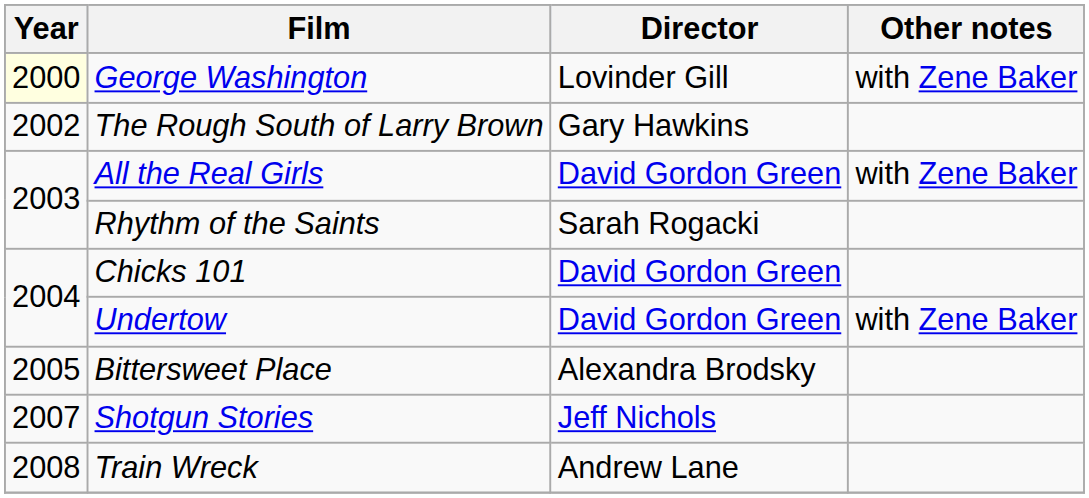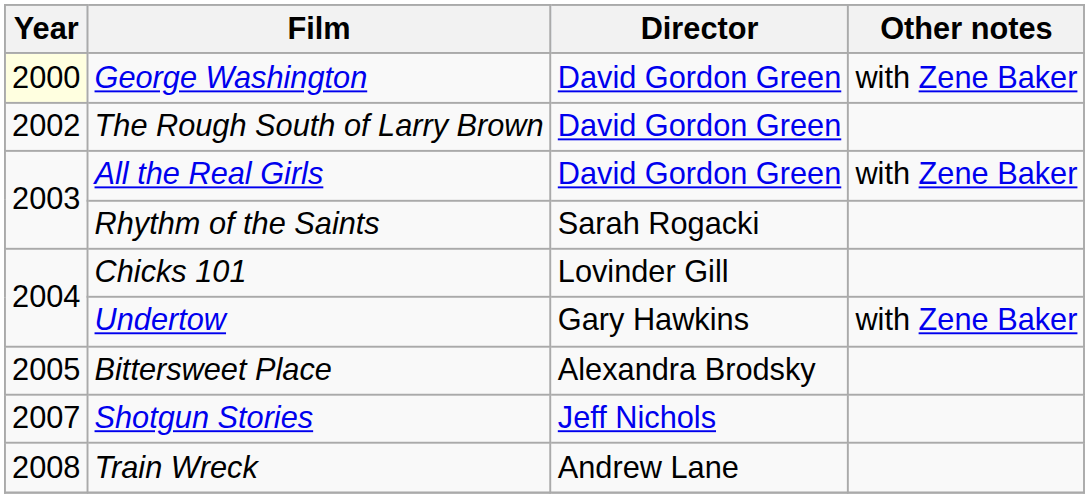(643, 77) Lovinder Gill -> (700, 77) David Gordon Green
(653, 126) Gary Hawkins -> (700, 126) David Gordon Green
(700, 272) David Gordon Green -> (643, 272) Lovinder Gill
(700, 321) David Gordon Green -> (653, 321) Gary Hawkins
